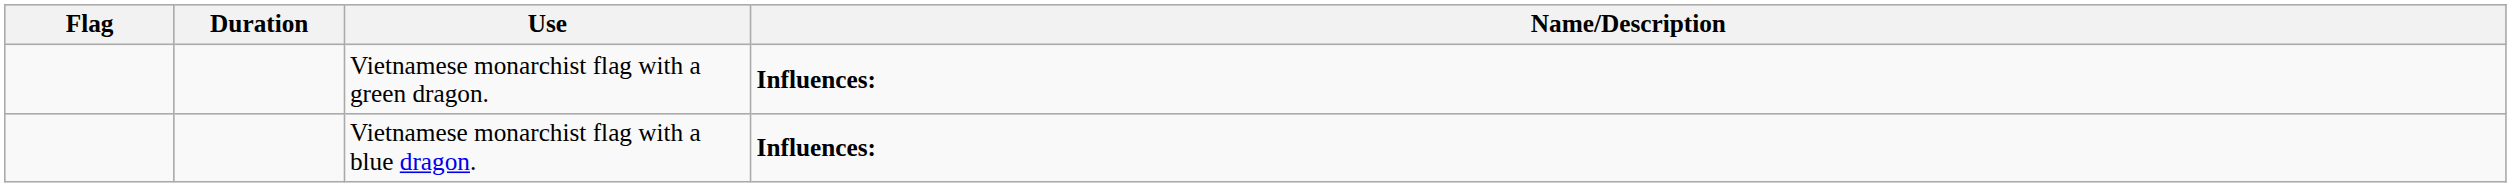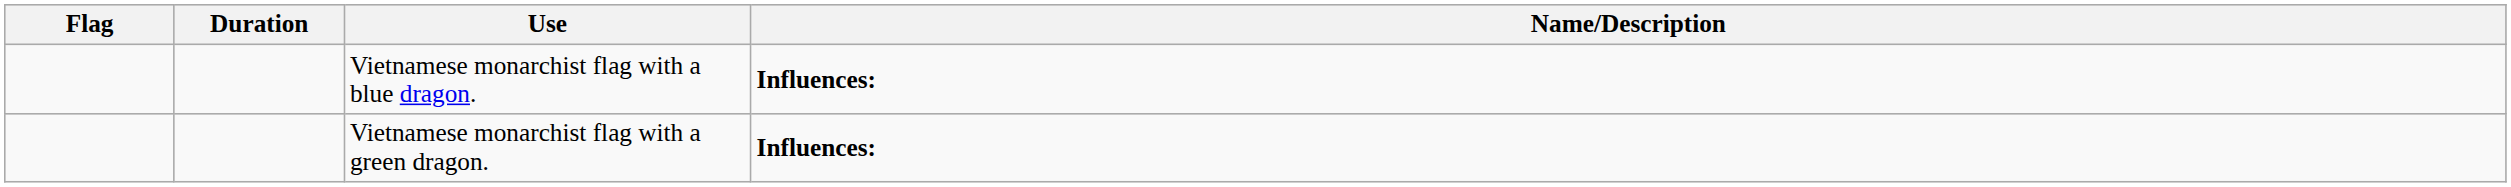rows swapped: (525, 147) <-> (525, 78)
